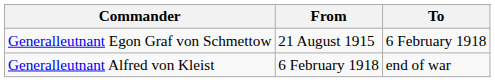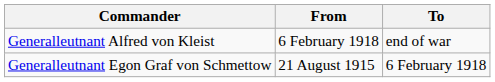rows swapped: (140, 40) <-> (111, 64)
